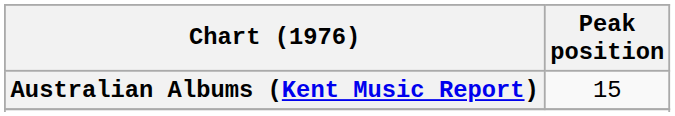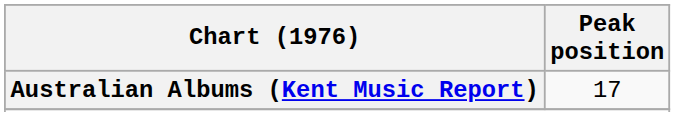(607, 91) 15 -> (607, 91) 17
